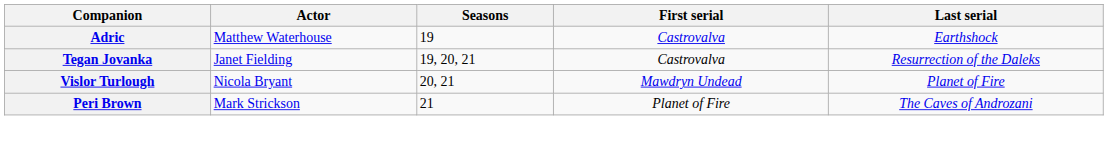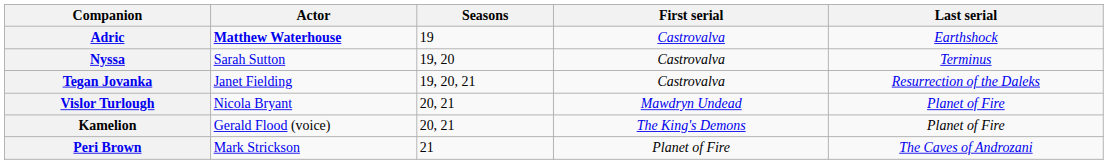(273, 37) normal -> (278, 37) bold
+ row: (107, 59)
+ row: (107, 125)
